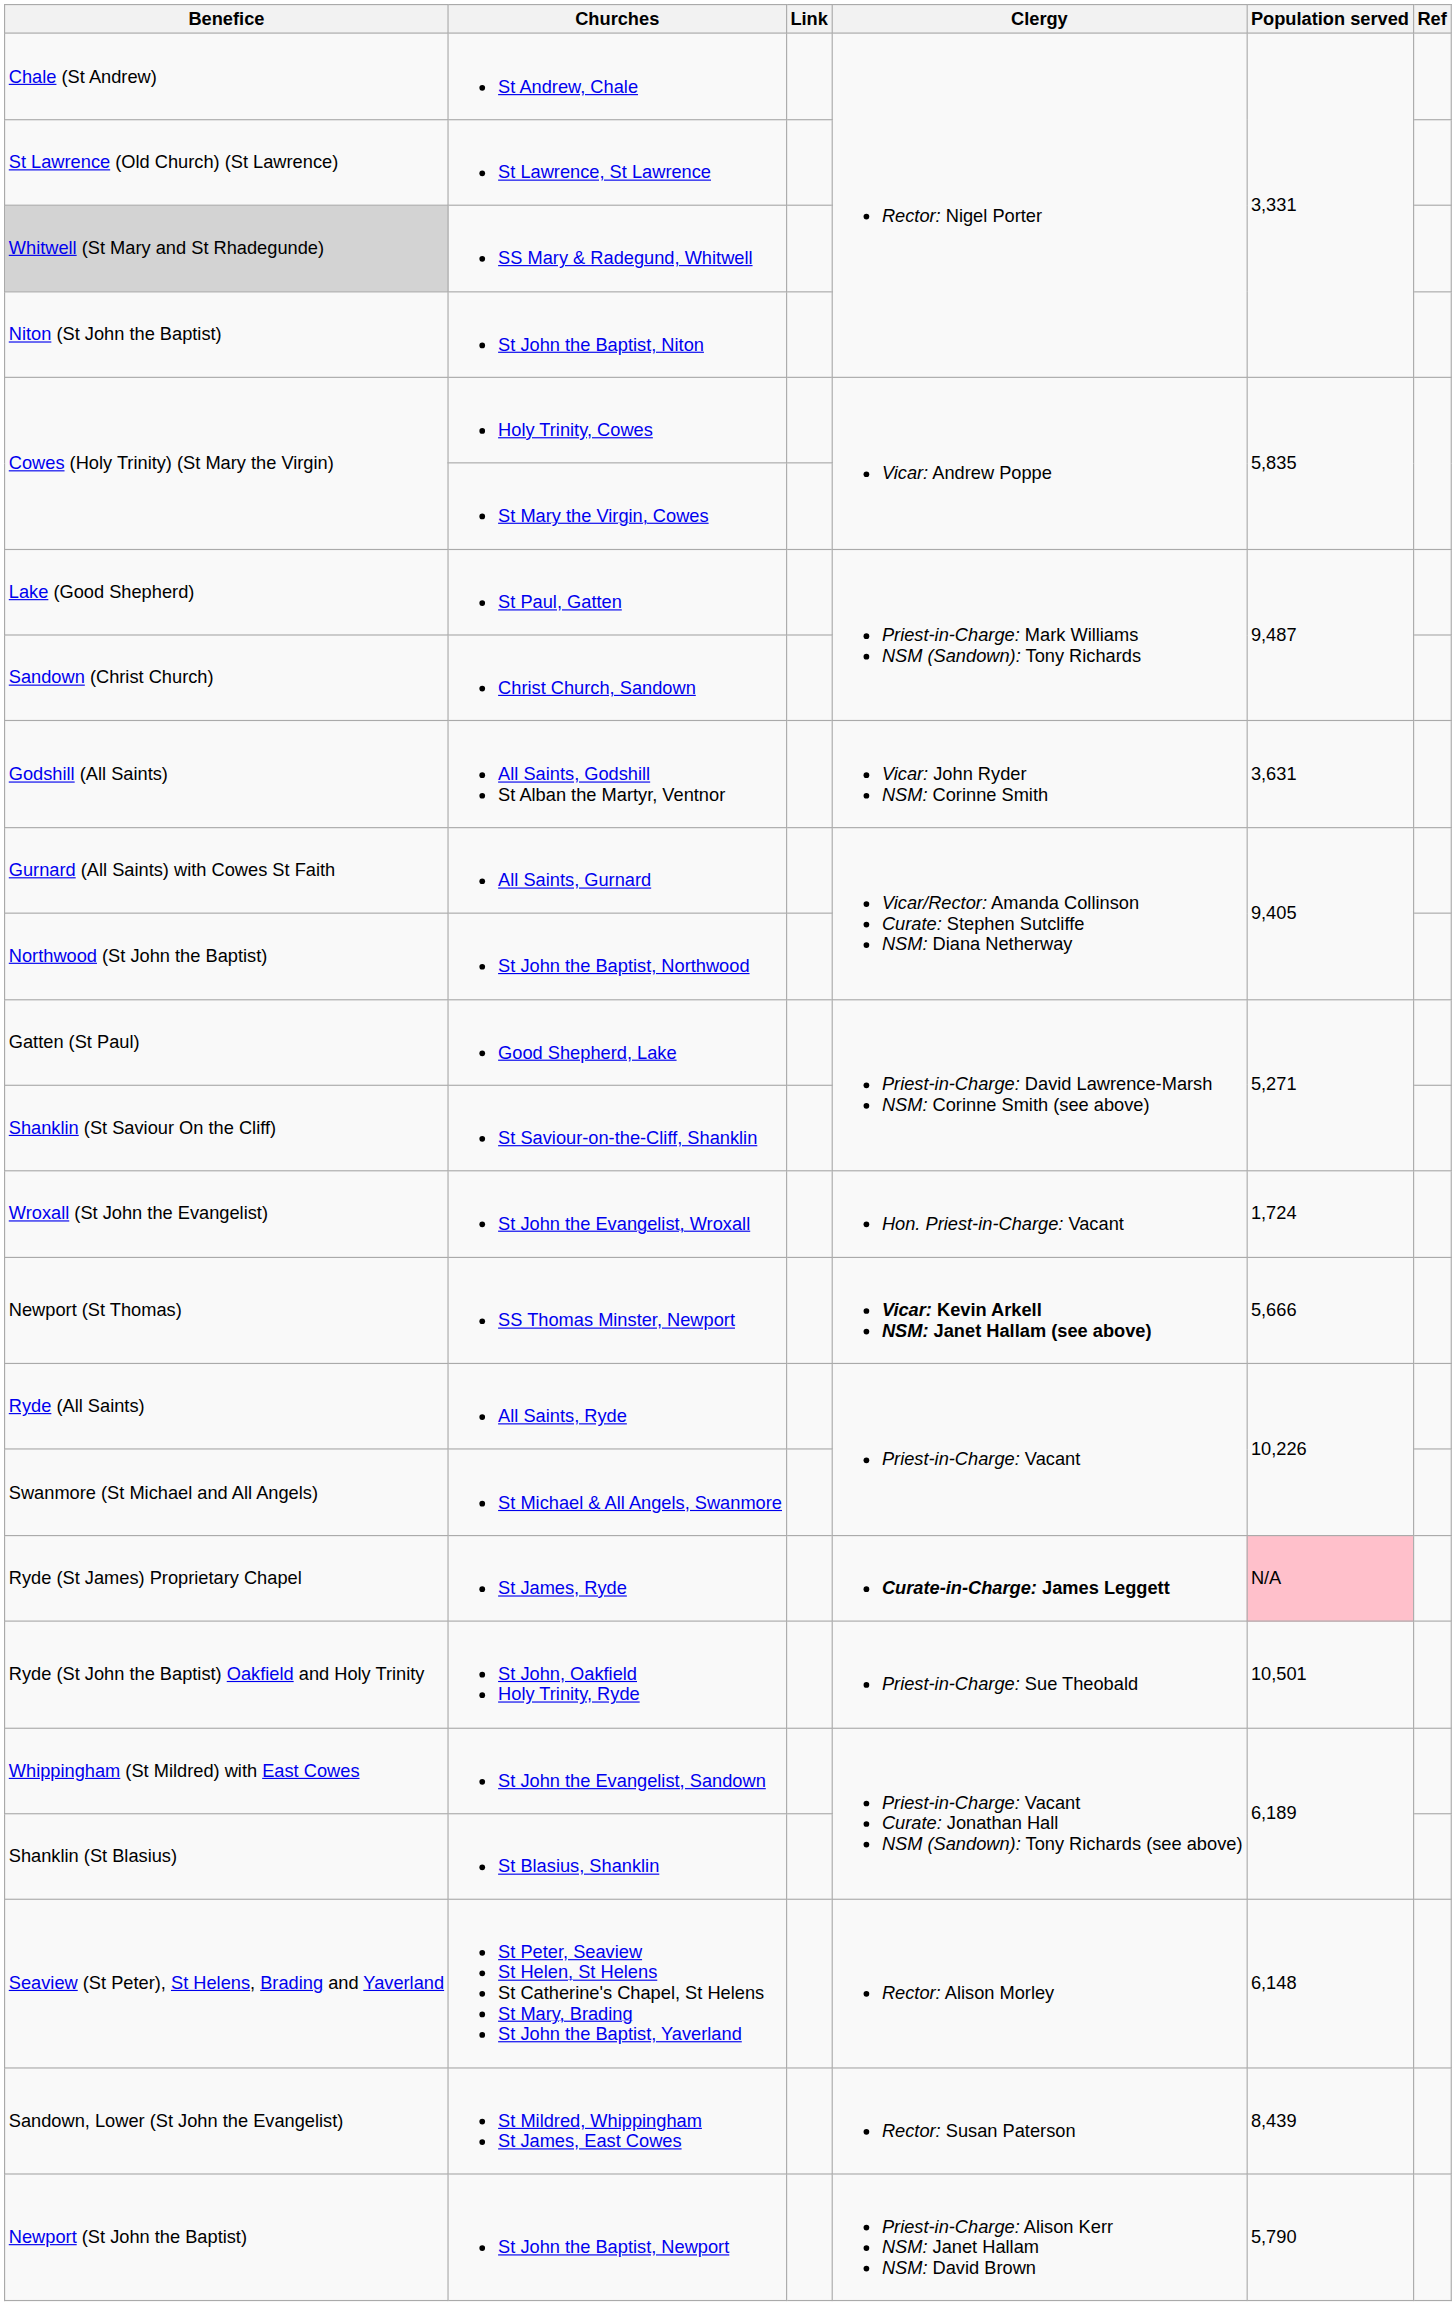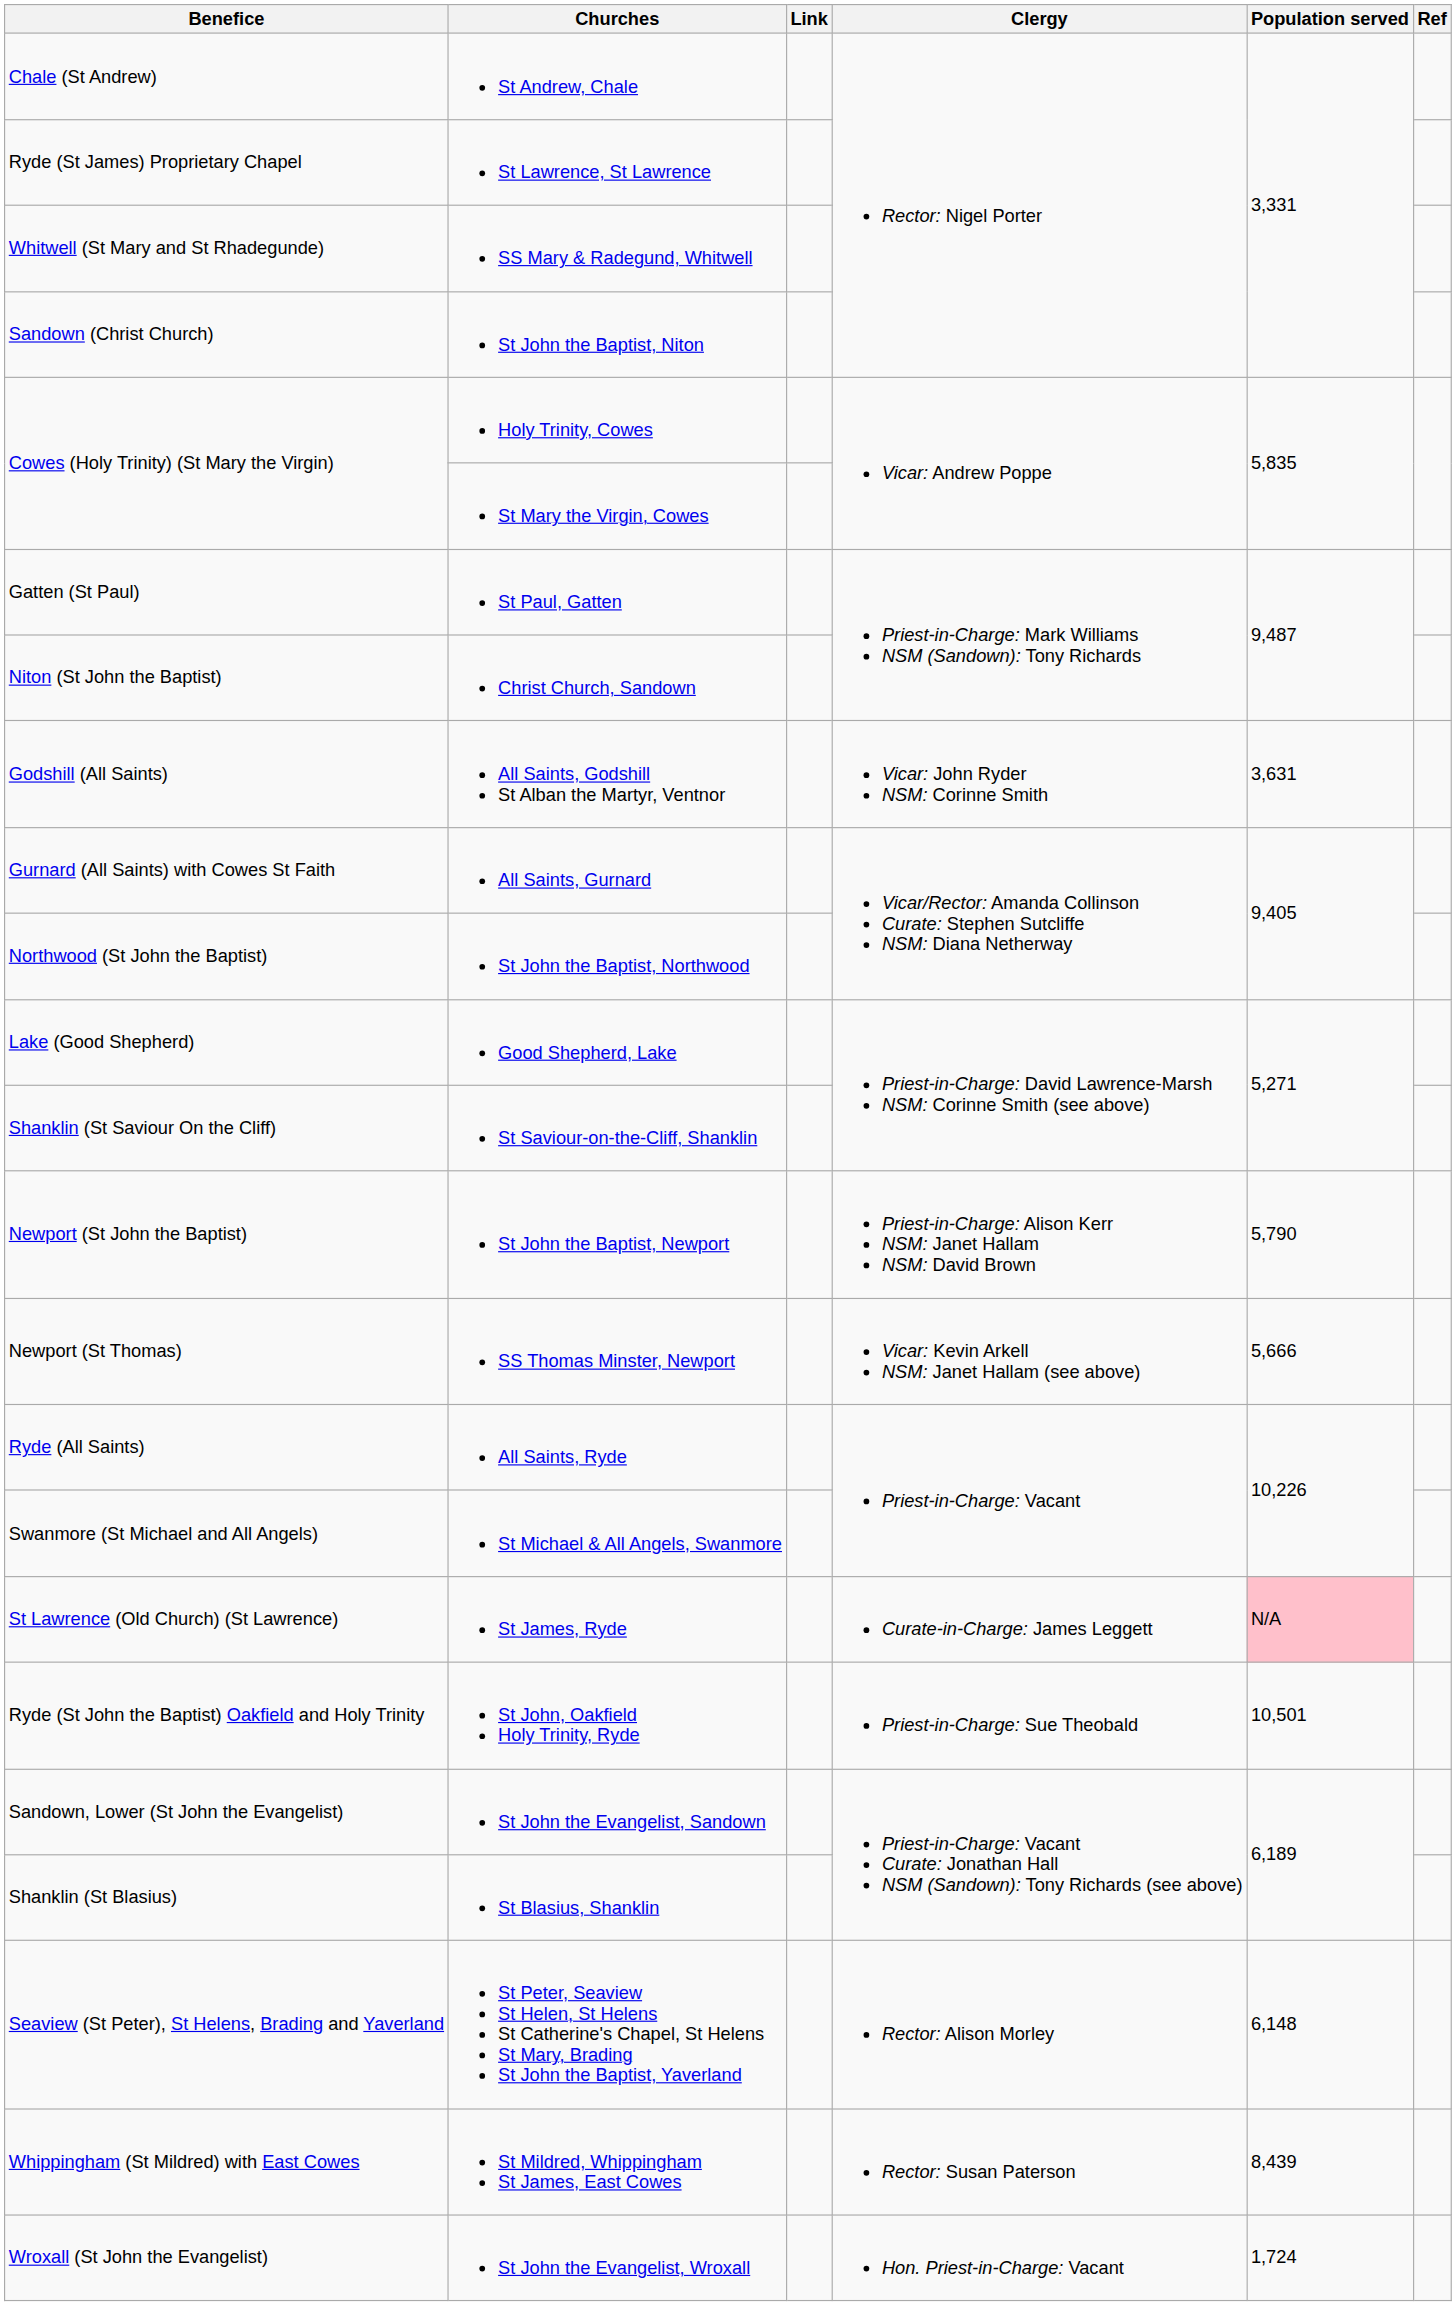(174, 162) St Lawrence (Old Church) (St Lawrence) -> (155, 162) Ryde (St James) Proprietary Chapel
(166, 248) lightgrey background -> (166, 248) no background
(115, 334) Niton (St John the Baptist) -> (111, 334) Sandown (Christ Church)
(102, 591) Lake (Good Shepherd) -> (74, 591) Gatten (St Paul)
(111, 677) Sandown (Christ Church) -> (115, 677) Niton (St John the Baptist)
(74, 1042) Gatten (St Paul) -> (102, 1042) Lake (Good Shepherd)
rows swapped: (617, 2248) <-> (617, 1224)
(1039, 1320) bold -> (1039, 1362) normal
(155, 1578) Ryde (St James) Proprietary Chapel -> (174, 1619) St Lawrence (Old Church) (St Lawrence)
(1039, 1589) bold -> (1039, 1630) normal
(184, 1770) Whippingham (St Mildred) with East Cowes -> (176, 1811) Sandown, Lower (St John the Evangelist)
(176, 2120) Sandown, Lower (St John the Evangelist) -> (184, 2161) Whippingham (St Mildred) with East Cowes
